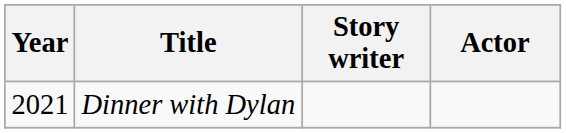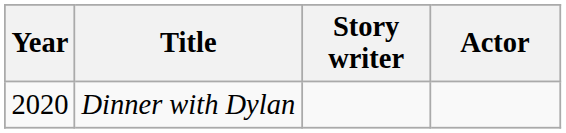(40, 104) 2021 -> (40, 104) 2020
